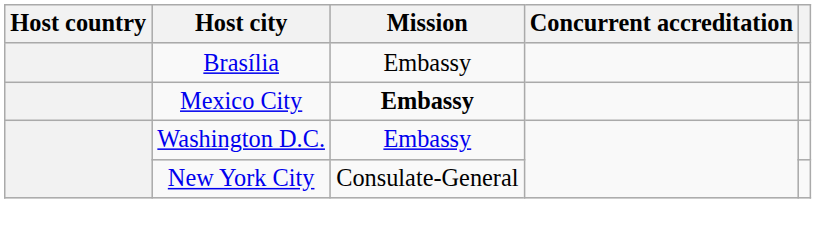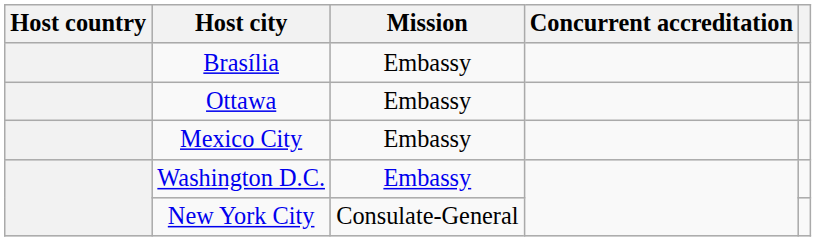+ row: (241, 100)
(427, 100) bold -> (427, 139) normal
